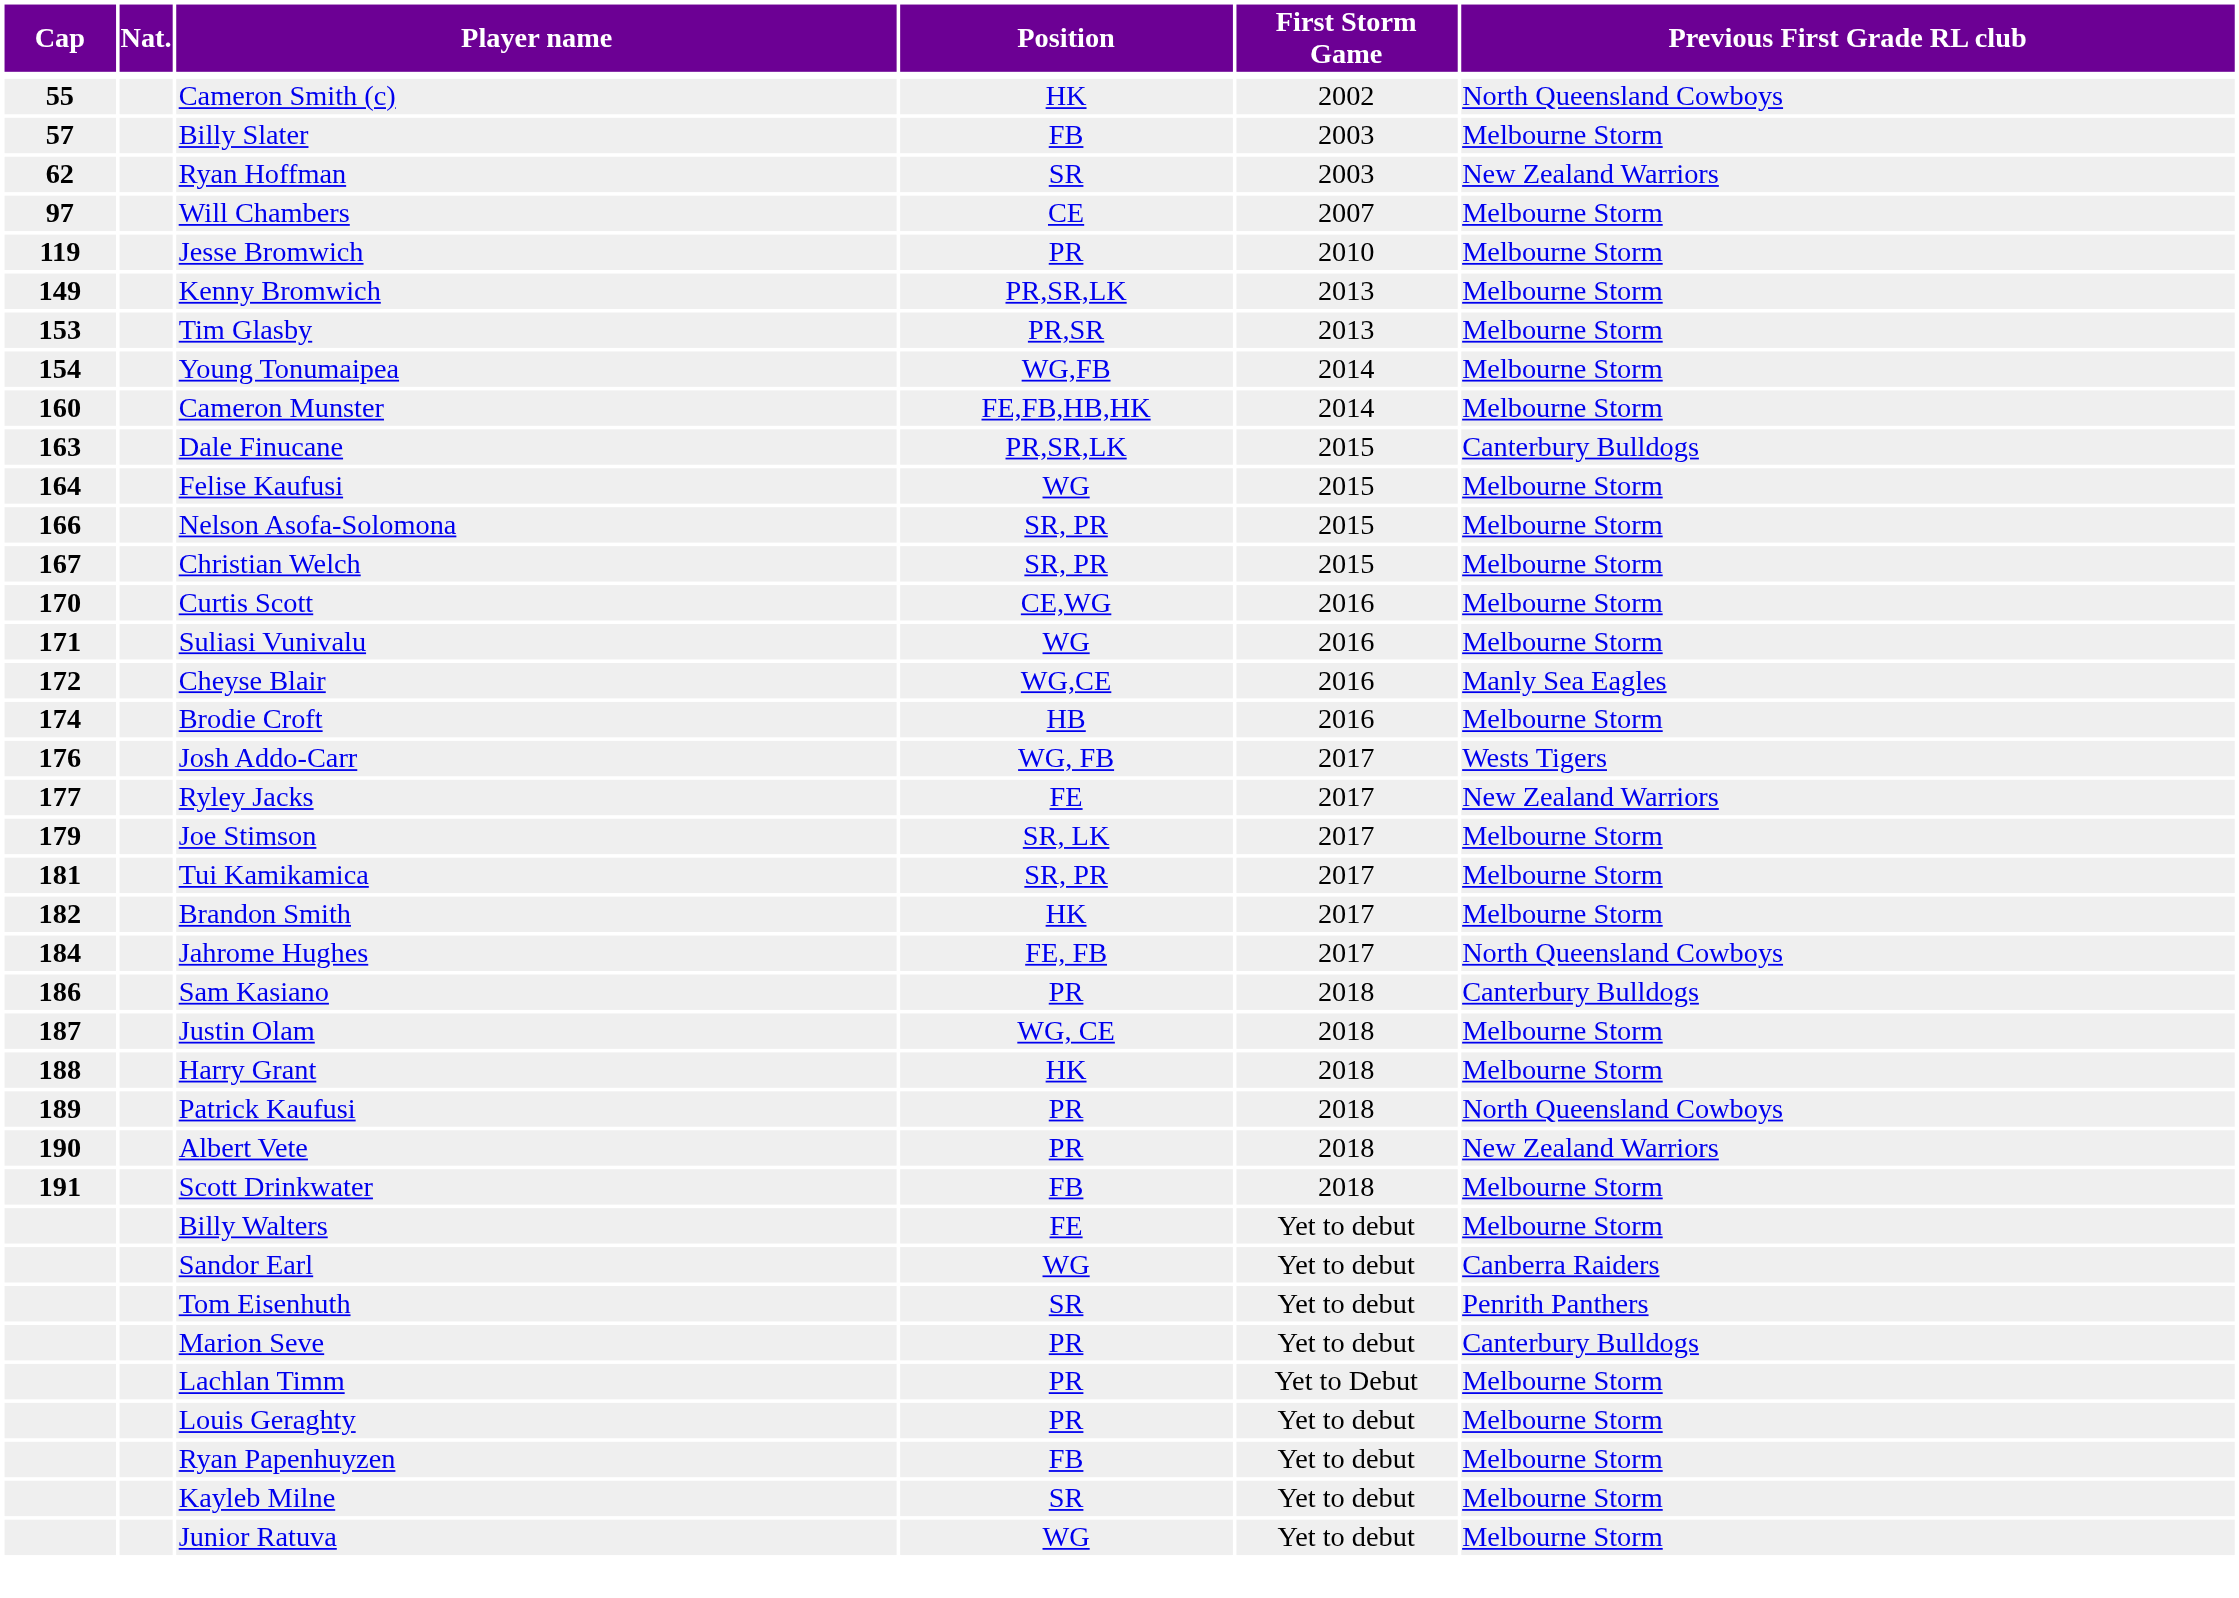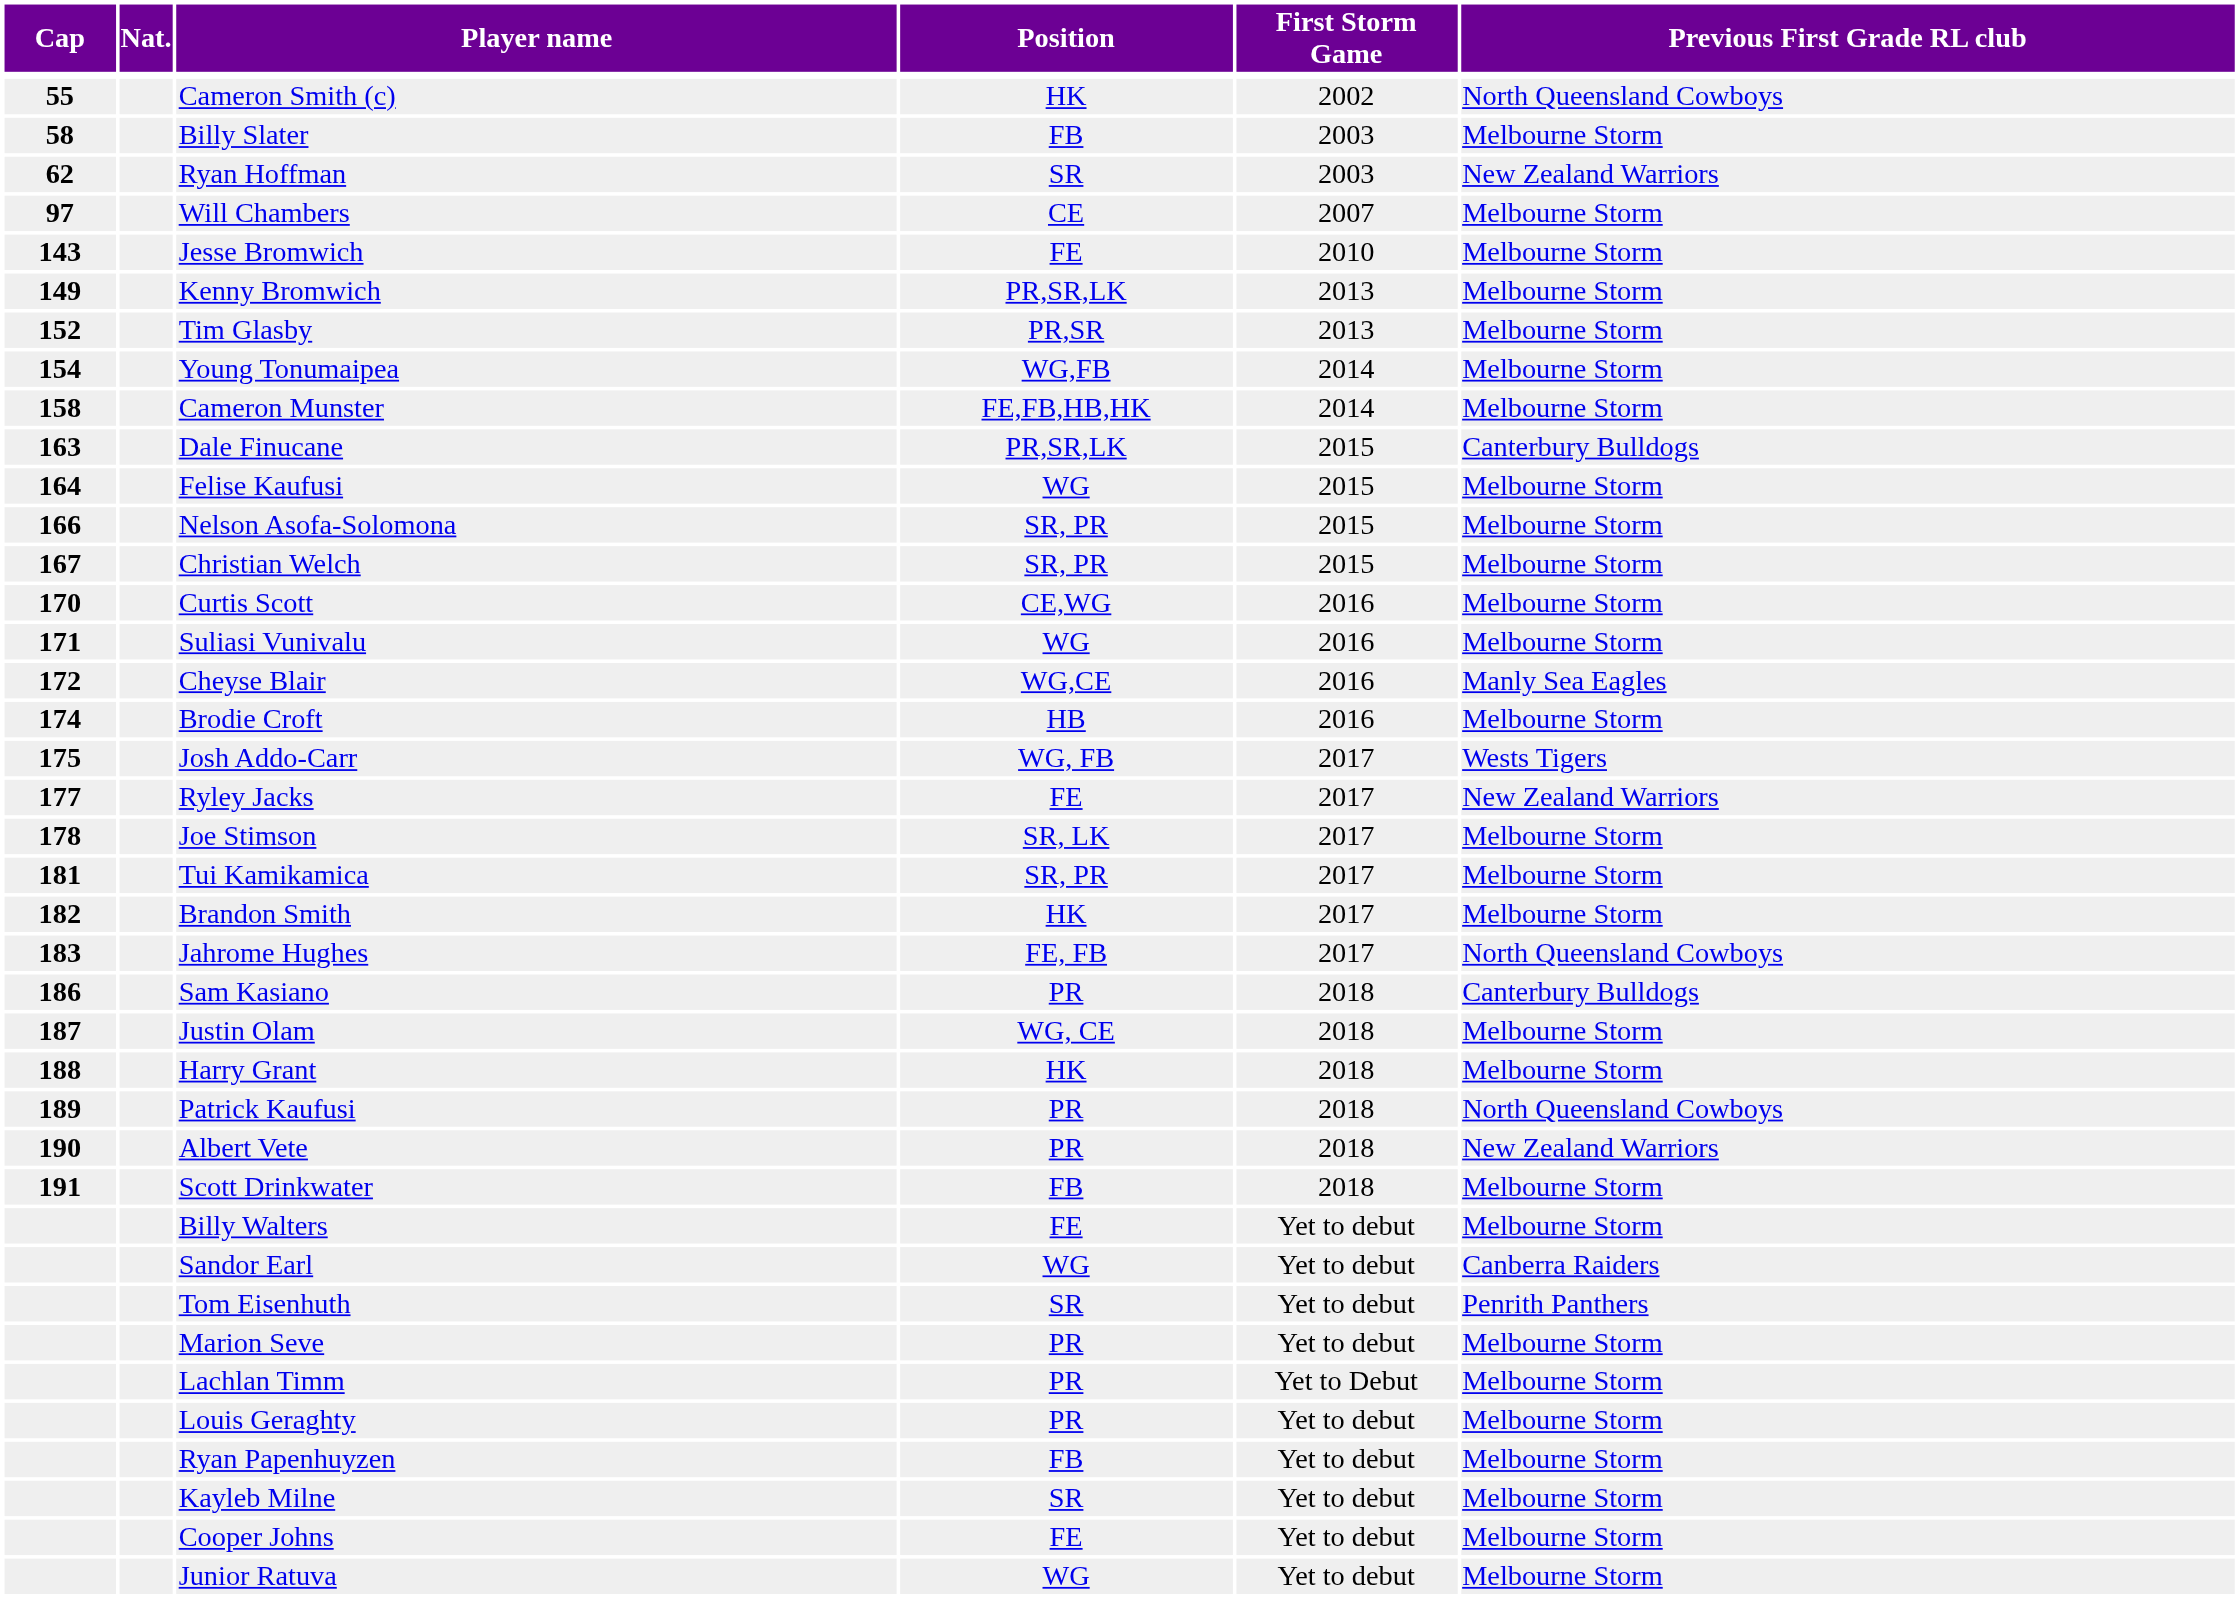(60, 135) 57 -> (60, 135) 58
(60, 251) 119 -> (60, 251) 143
(1066, 251) PR -> (1066, 251) FE
(60, 329) 153 -> (60, 329) 152
(60, 407) 160 -> (60, 407) 158
(60, 758) 176 -> (60, 758) 175
(60, 836) 179 -> (60, 836) 178
(60, 952) 184 -> (60, 952) 183
(1581, 1342) Canterbury Bulldogs -> (1562, 1342) Melbourne Storm
+ row: (256, 1536)
